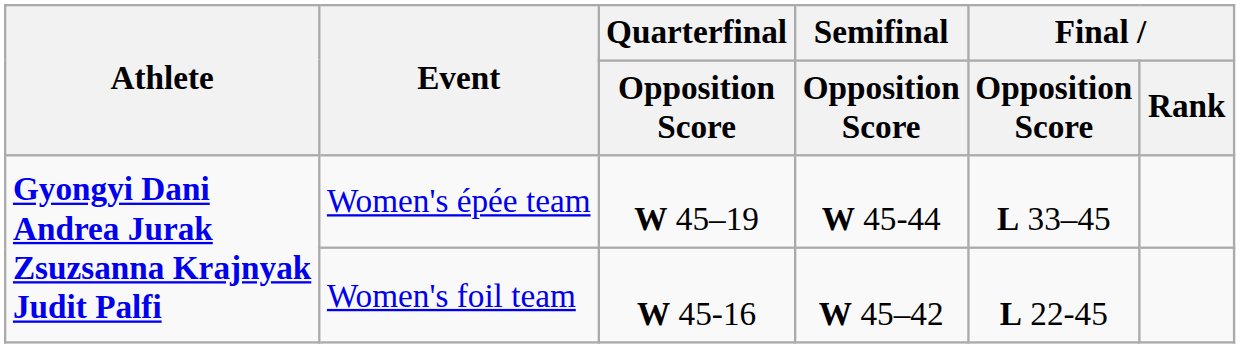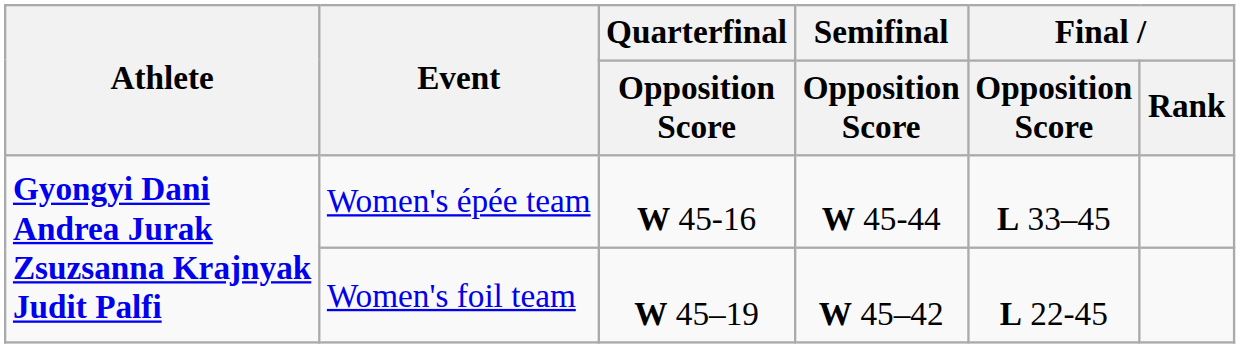(697, 220) W 45–19 -> (697, 220) W 45-16
(697, 314) W 45-16 -> (697, 314) W 45–19
